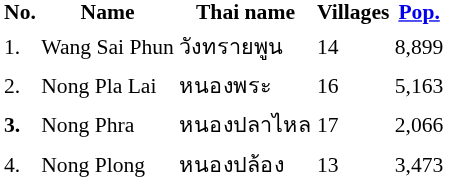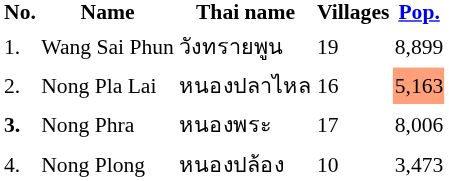(328, 46) 14 -> (328, 46) 19
(226, 86) หนองพระ -> (245, 86) หนองปลาไหล
(419, 85) no background -> (419, 85) lightsalmon background
(245, 125) หนองปลาไหล -> (226, 125) หนองพระ
(419, 124) 2,066 -> (419, 124) 8,006
(328, 163) 13 -> (328, 163) 10
